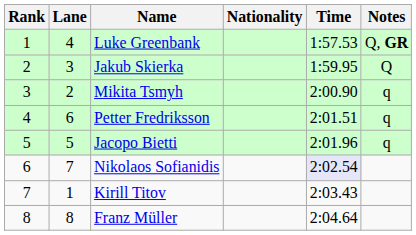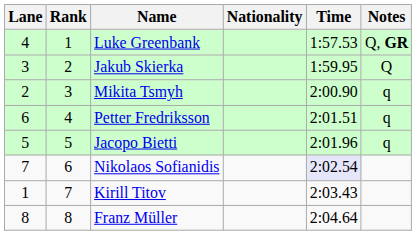columns swapped: (27, 17) <-> (70, 17)
